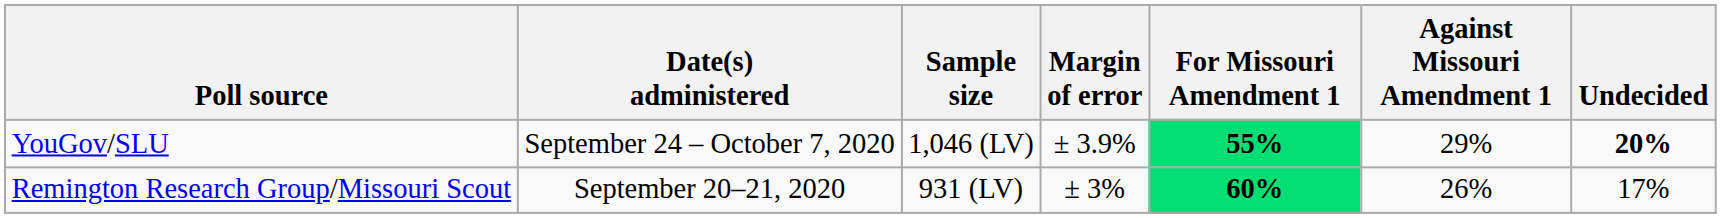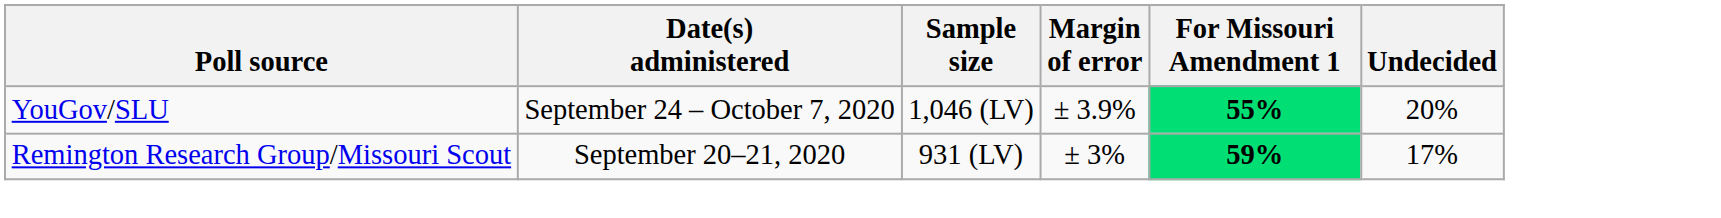- column: (1466, 62)
(1643, 142) bold -> (1432, 109) normal
(1255, 189) 60% -> (1255, 156) 59%
